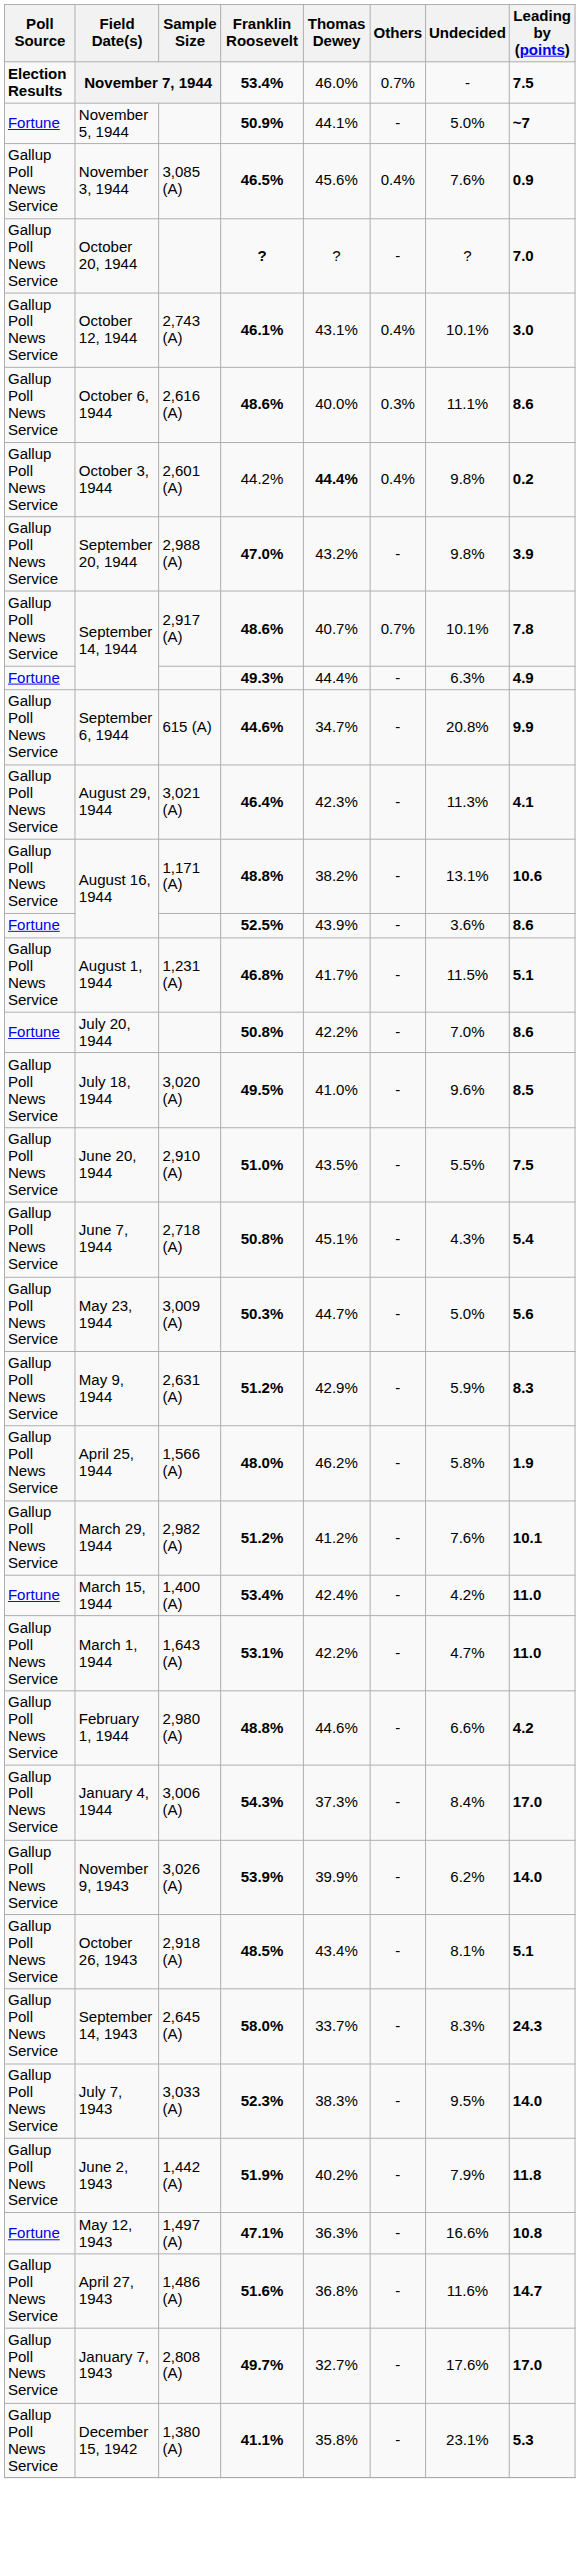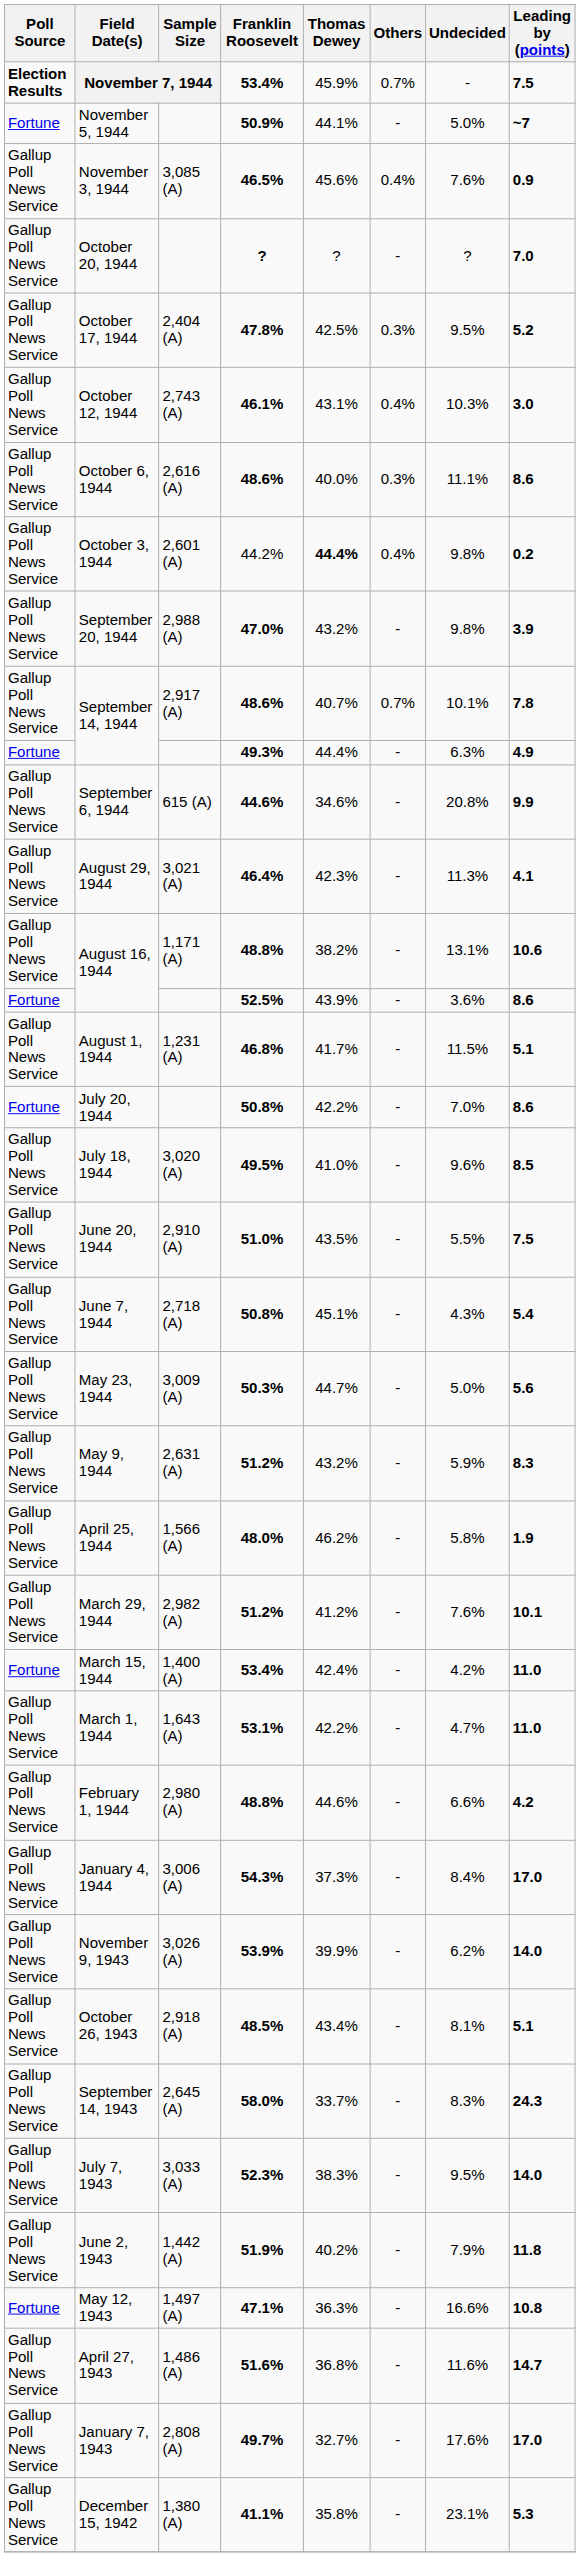(337, 82) 46.0% -> (337, 82) 45.9%
+ row: (108, 330)
(467, 330) 10.1% -> (467, 404) 10.3%
(337, 727) 34.7% -> (337, 801) 34.6%
(337, 1388) 42.9% -> (337, 1463) 43.2%
